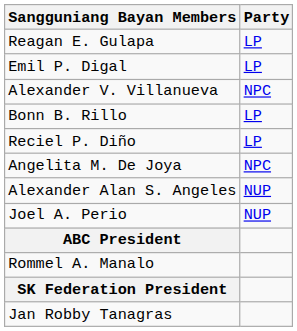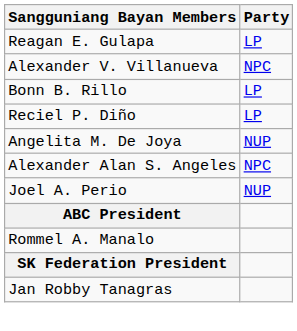- row: (68, 67)
(257, 166) NPC -> (257, 141) NUP
(257, 191) NUP -> (257, 166) NPC
